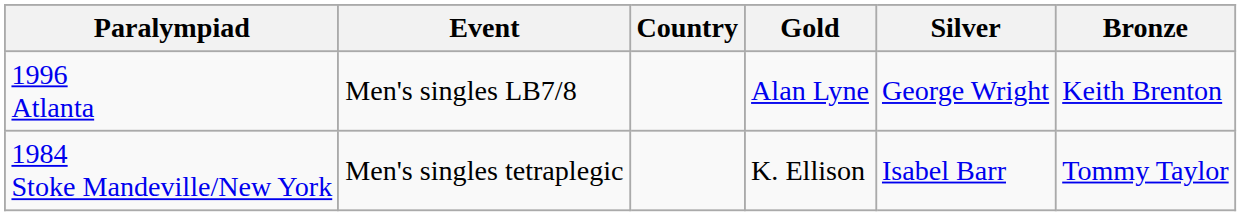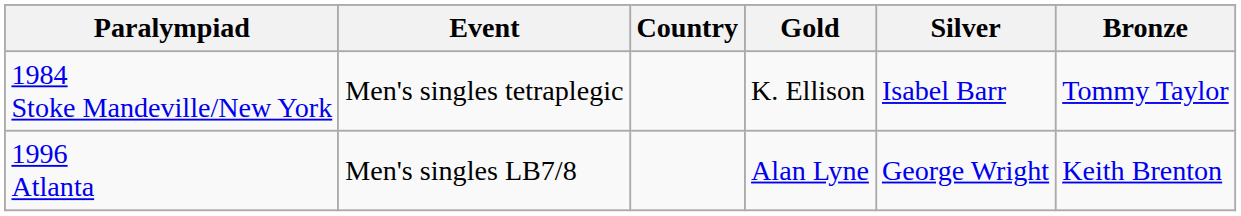rows swapped: (172, 170) <-> (53, 90)
